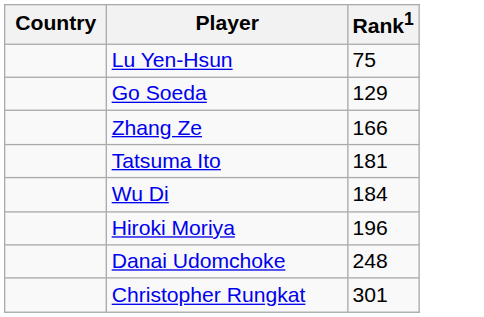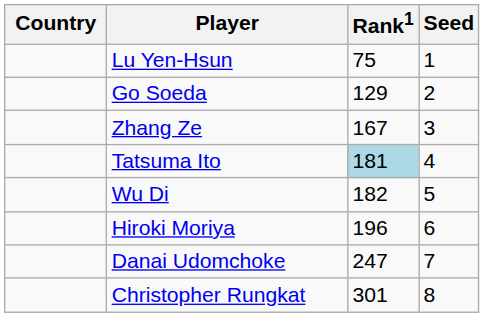+ column: (449, 24)
(370, 127) 166 -> (370, 127) 167
(370, 160) no background -> (370, 160) lightblue background
(370, 194) 184 -> (370, 194) 182
(370, 261) 248 -> (370, 261) 247
